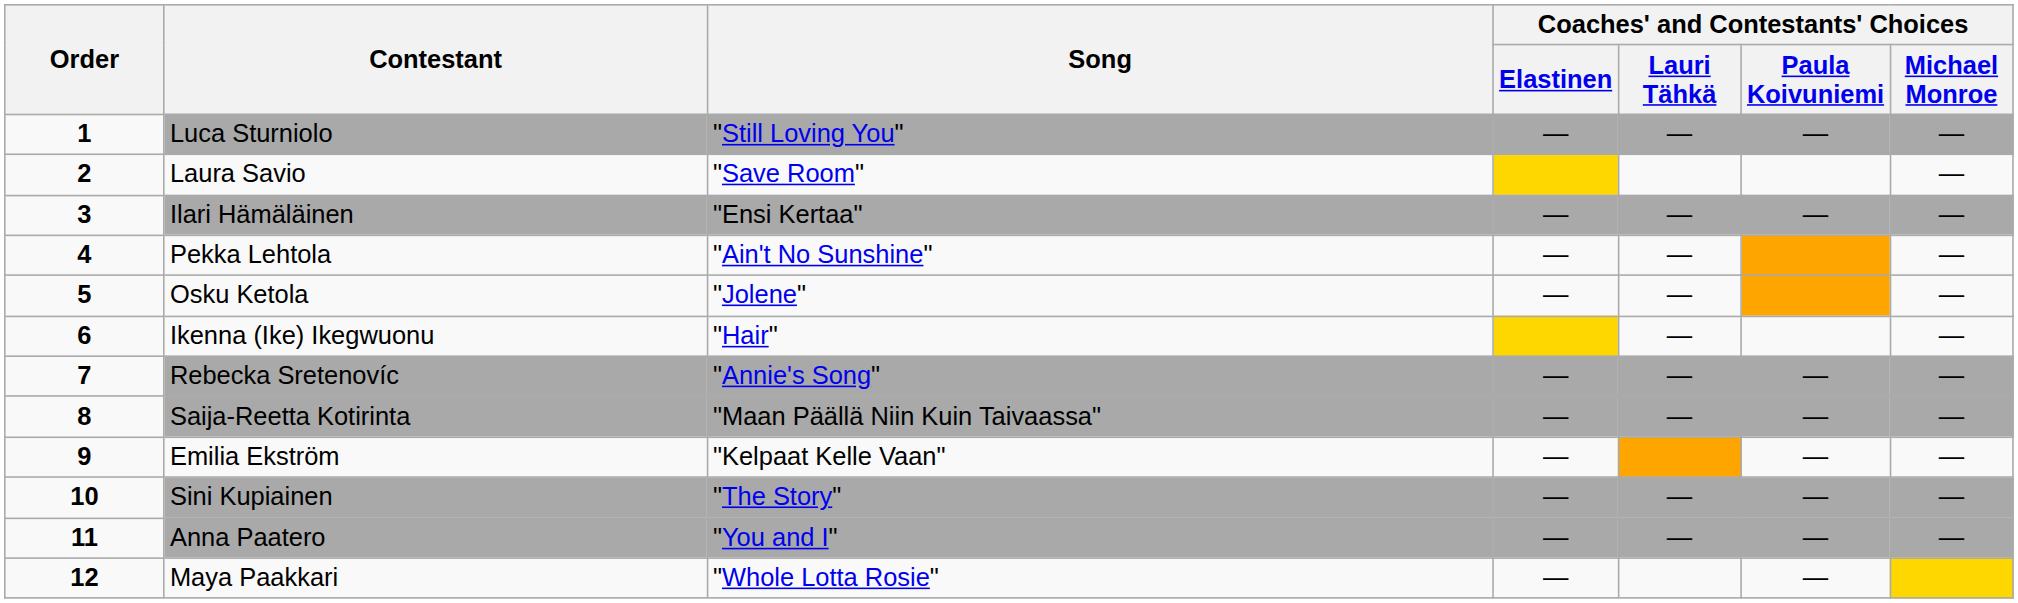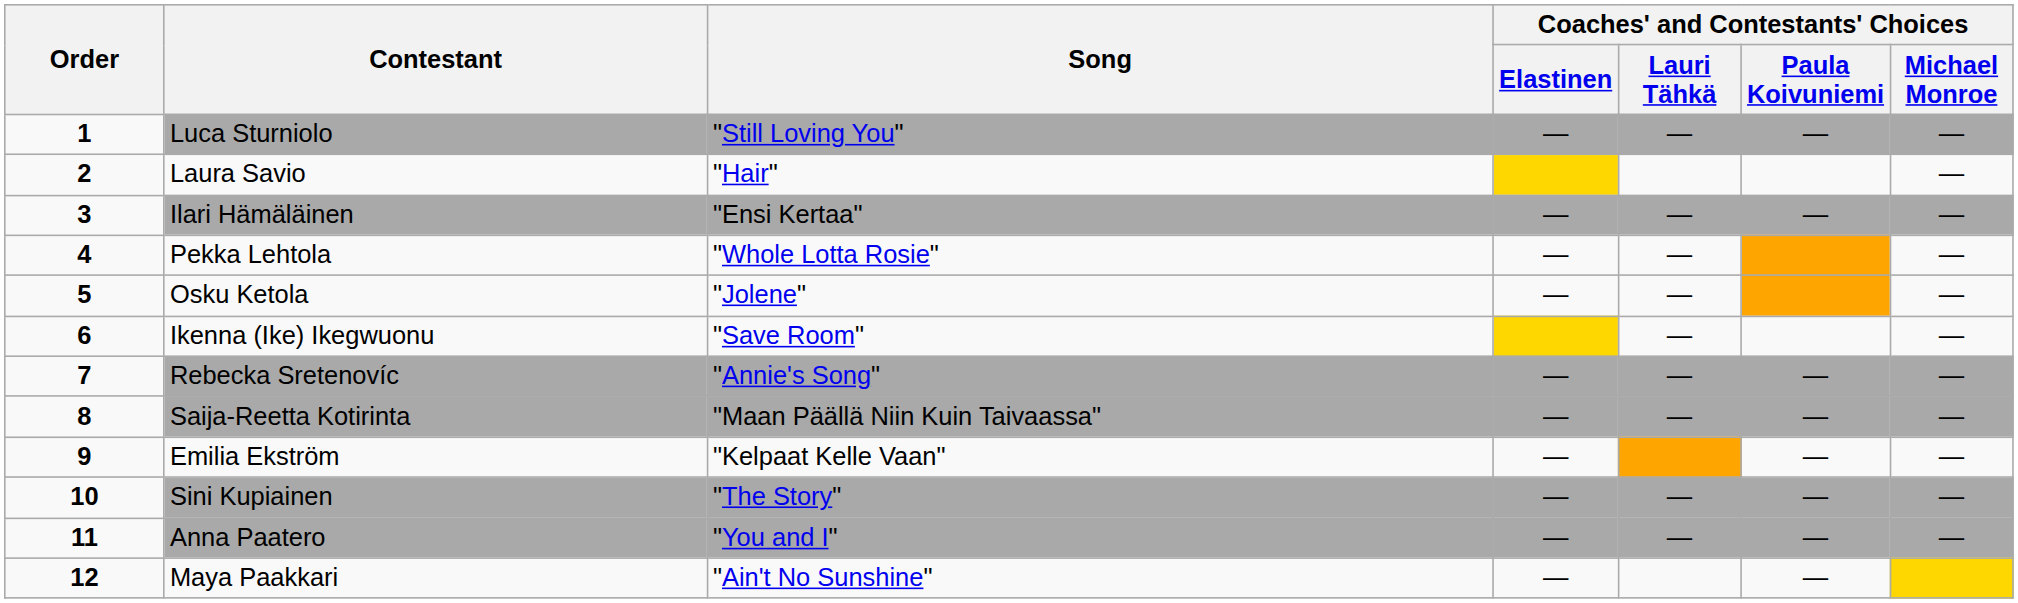(788, 174) "Save Room" -> (745, 174) "Hair"
(823, 255) "Ain't No Sunshine" -> (826, 255) "Whole Lotta Rosie"
(745, 335) "Hair" -> (788, 335) "Save Room"
(826, 577) "Whole Lotta Rosie" -> (823, 577) "Ain't No Sunshine"
